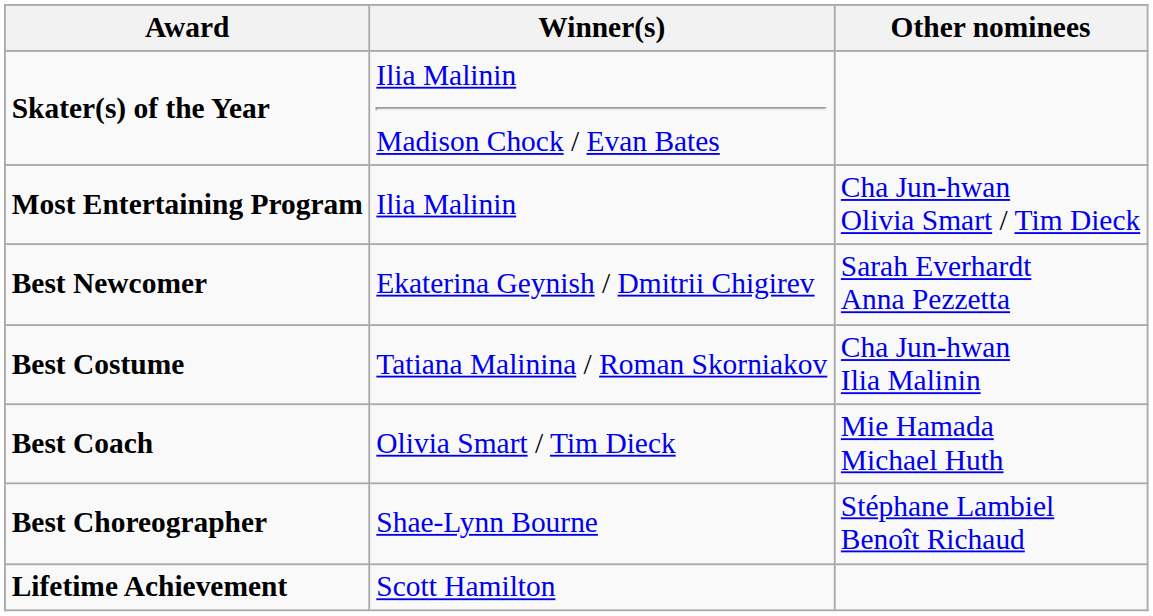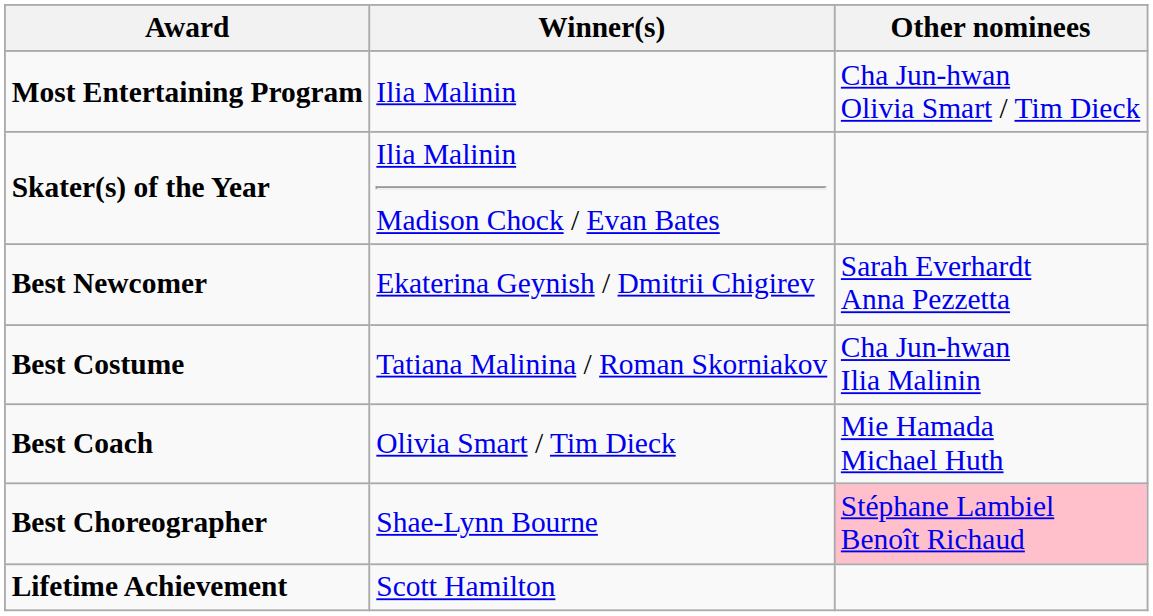rows swapped: (141, 107) <-> (187, 204)
(948, 523) no background -> (948, 523) pink background
